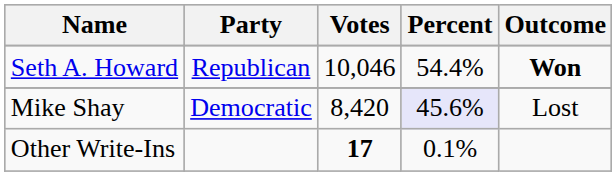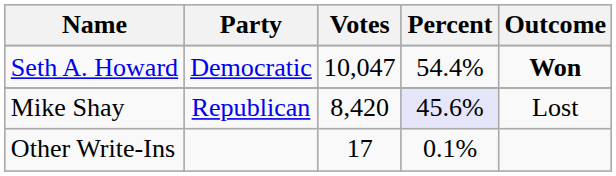(251, 66) Republican -> (251, 66) Democratic
(360, 66) 10,046 -> (360, 66) 10,047
(251, 107) Democratic -> (251, 107) Republican
(360, 149) bold -> (360, 149) normal
